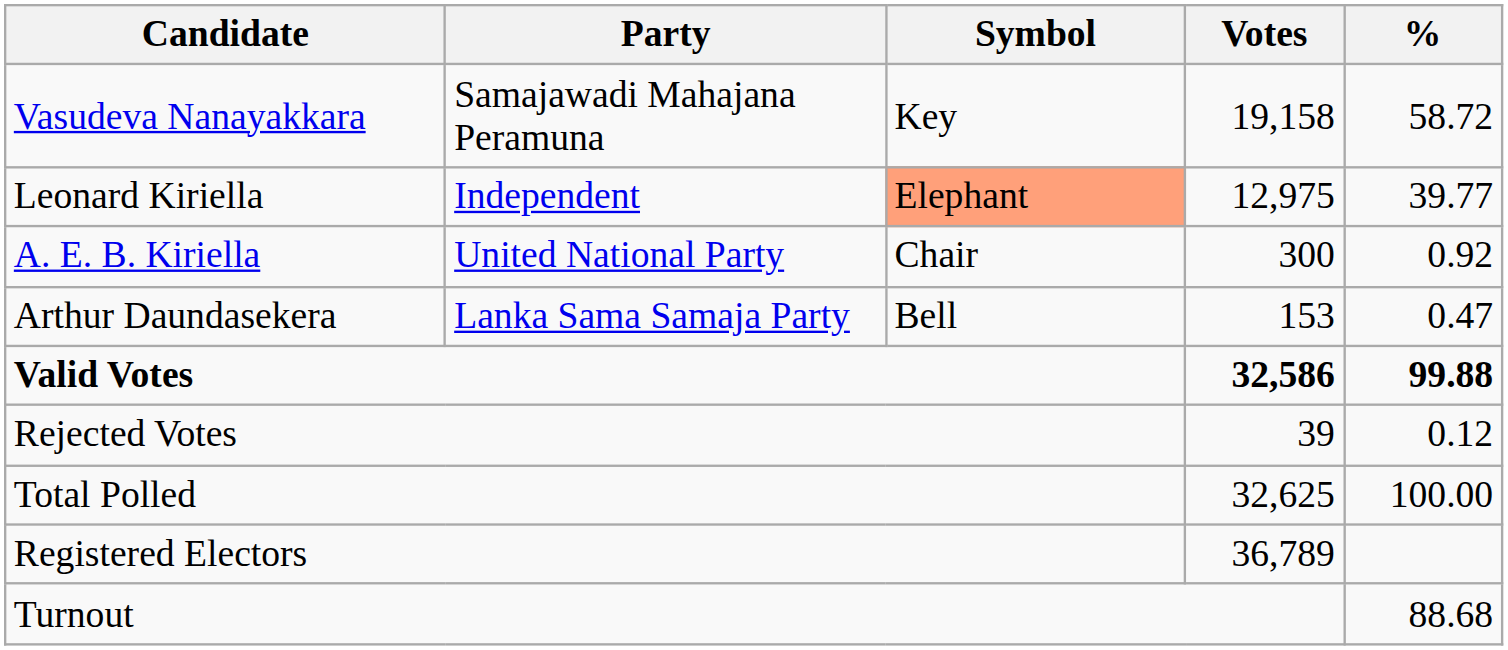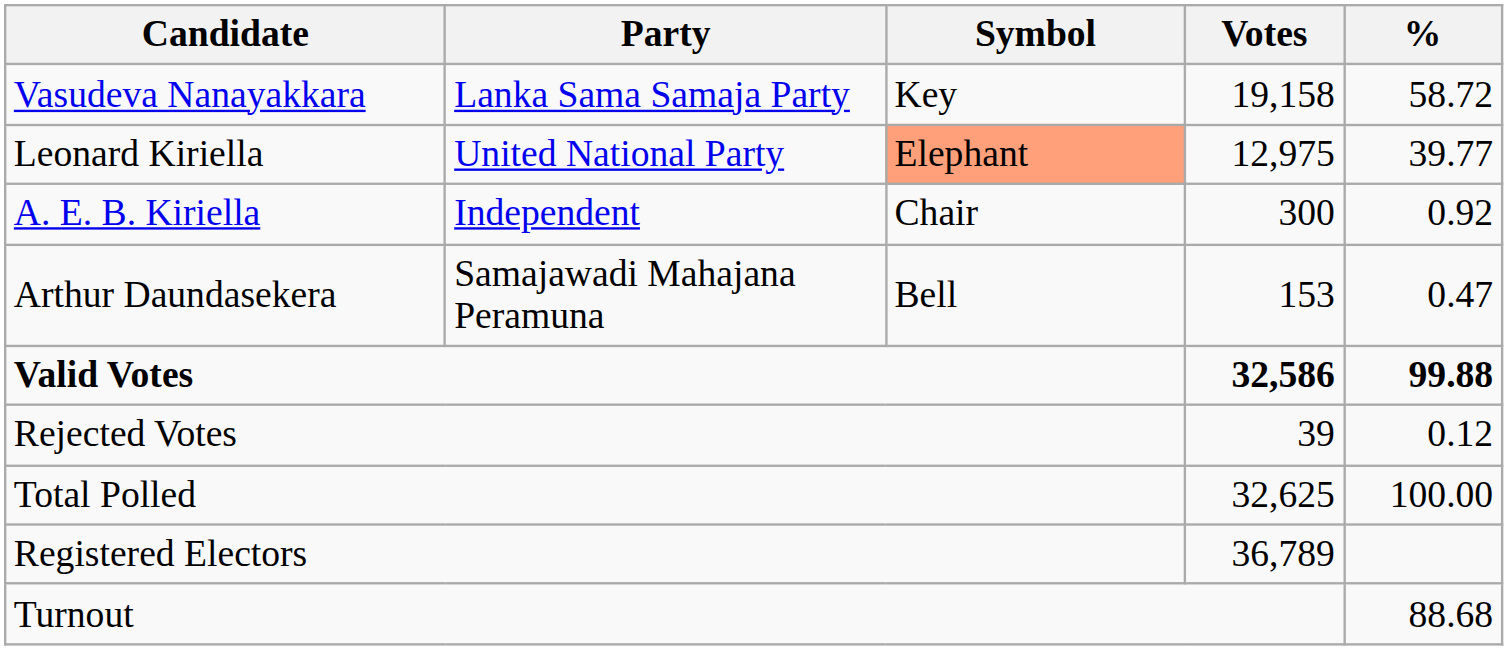(625, 115) Samajawadi Mahajana Peramuna -> (652, 93) Lanka Sama Samaja Party
(547, 195) Independent -> (619, 153) United National Party
(619, 255) United National Party -> (547, 213) Independent
(652, 315) Lanka Sama Samaja Party -> (625, 293) Samajawadi Mahajana Peramuna
